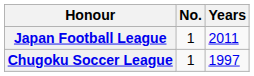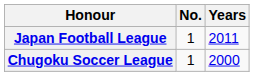(224, 60) 1997 -> (224, 60) 2000
